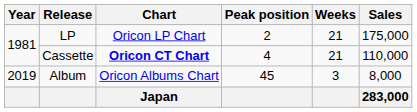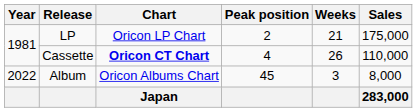(335, 55) 21 -> (335, 55) 26
(22, 76) 2019 -> (22, 76) 2022
